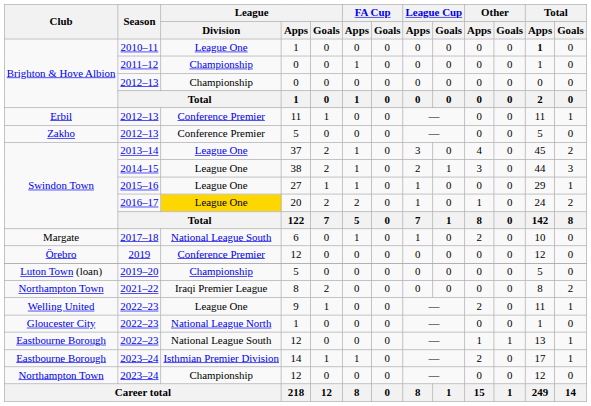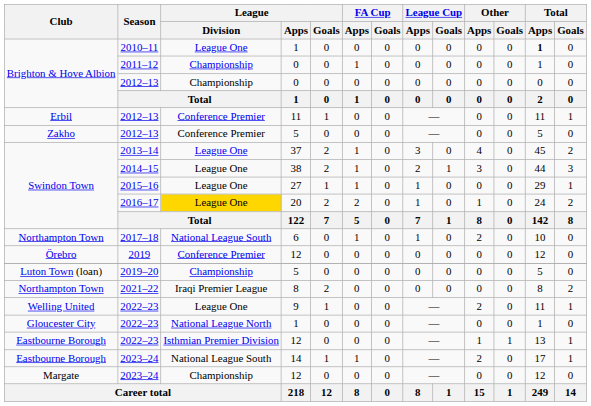(61, 237) Margate -> (61, 237) Northampton Town
(221, 340) National League South -> (221, 340) Isthmian Premier Division
(221, 358) Isthmian Premier Division -> (221, 358) National League South
(61, 375) Northampton Town -> (61, 375) Margate
